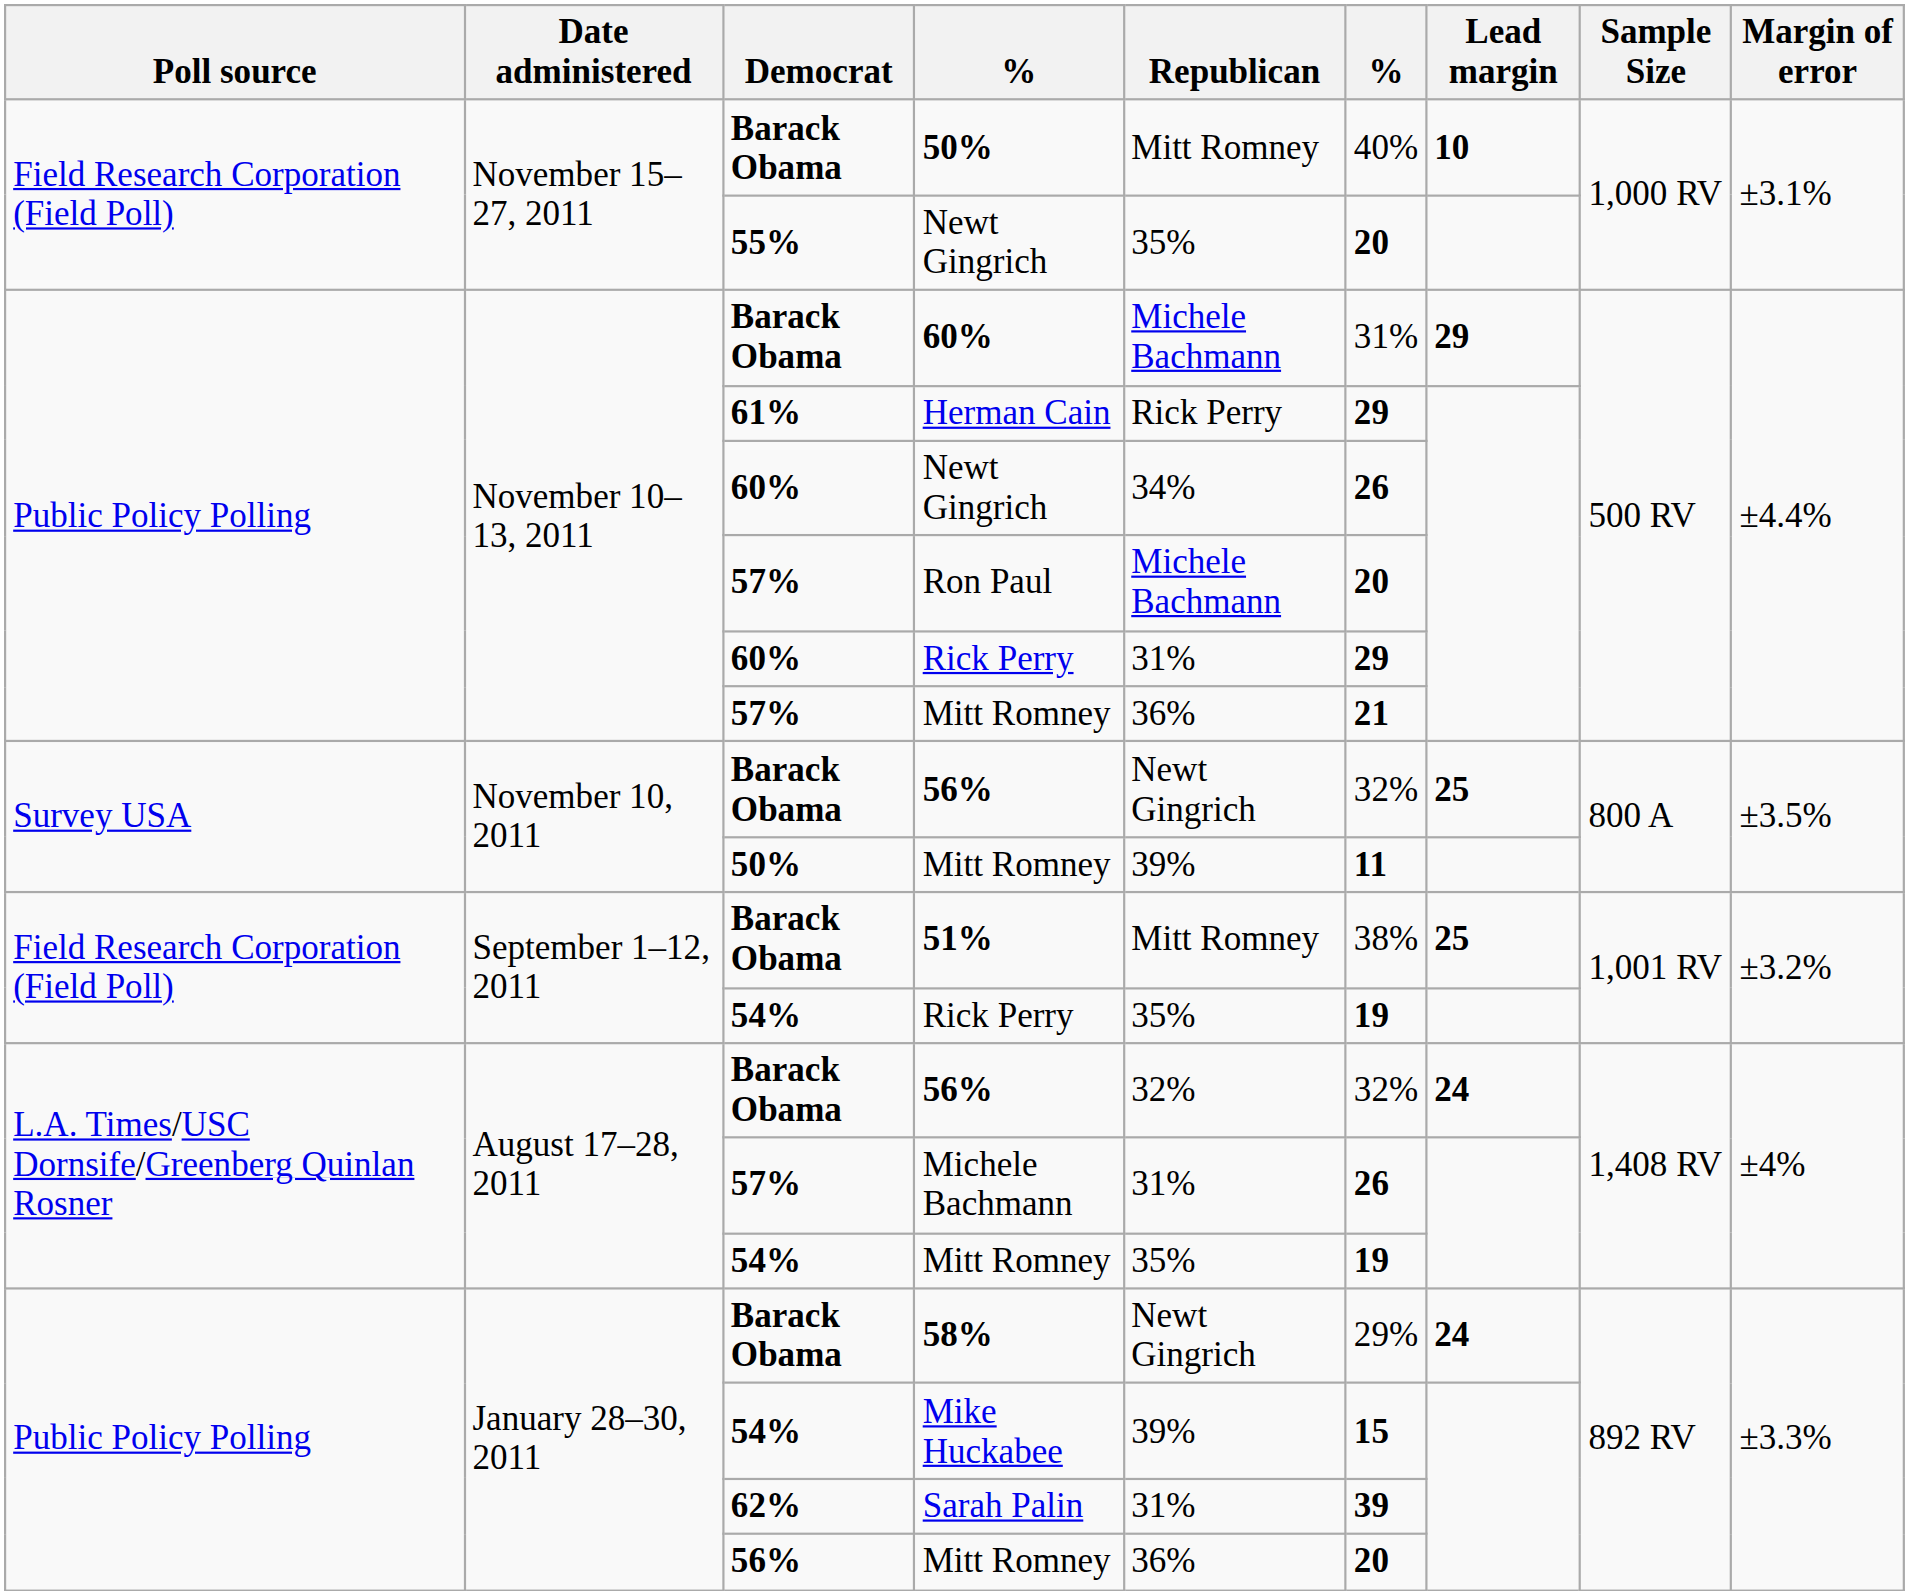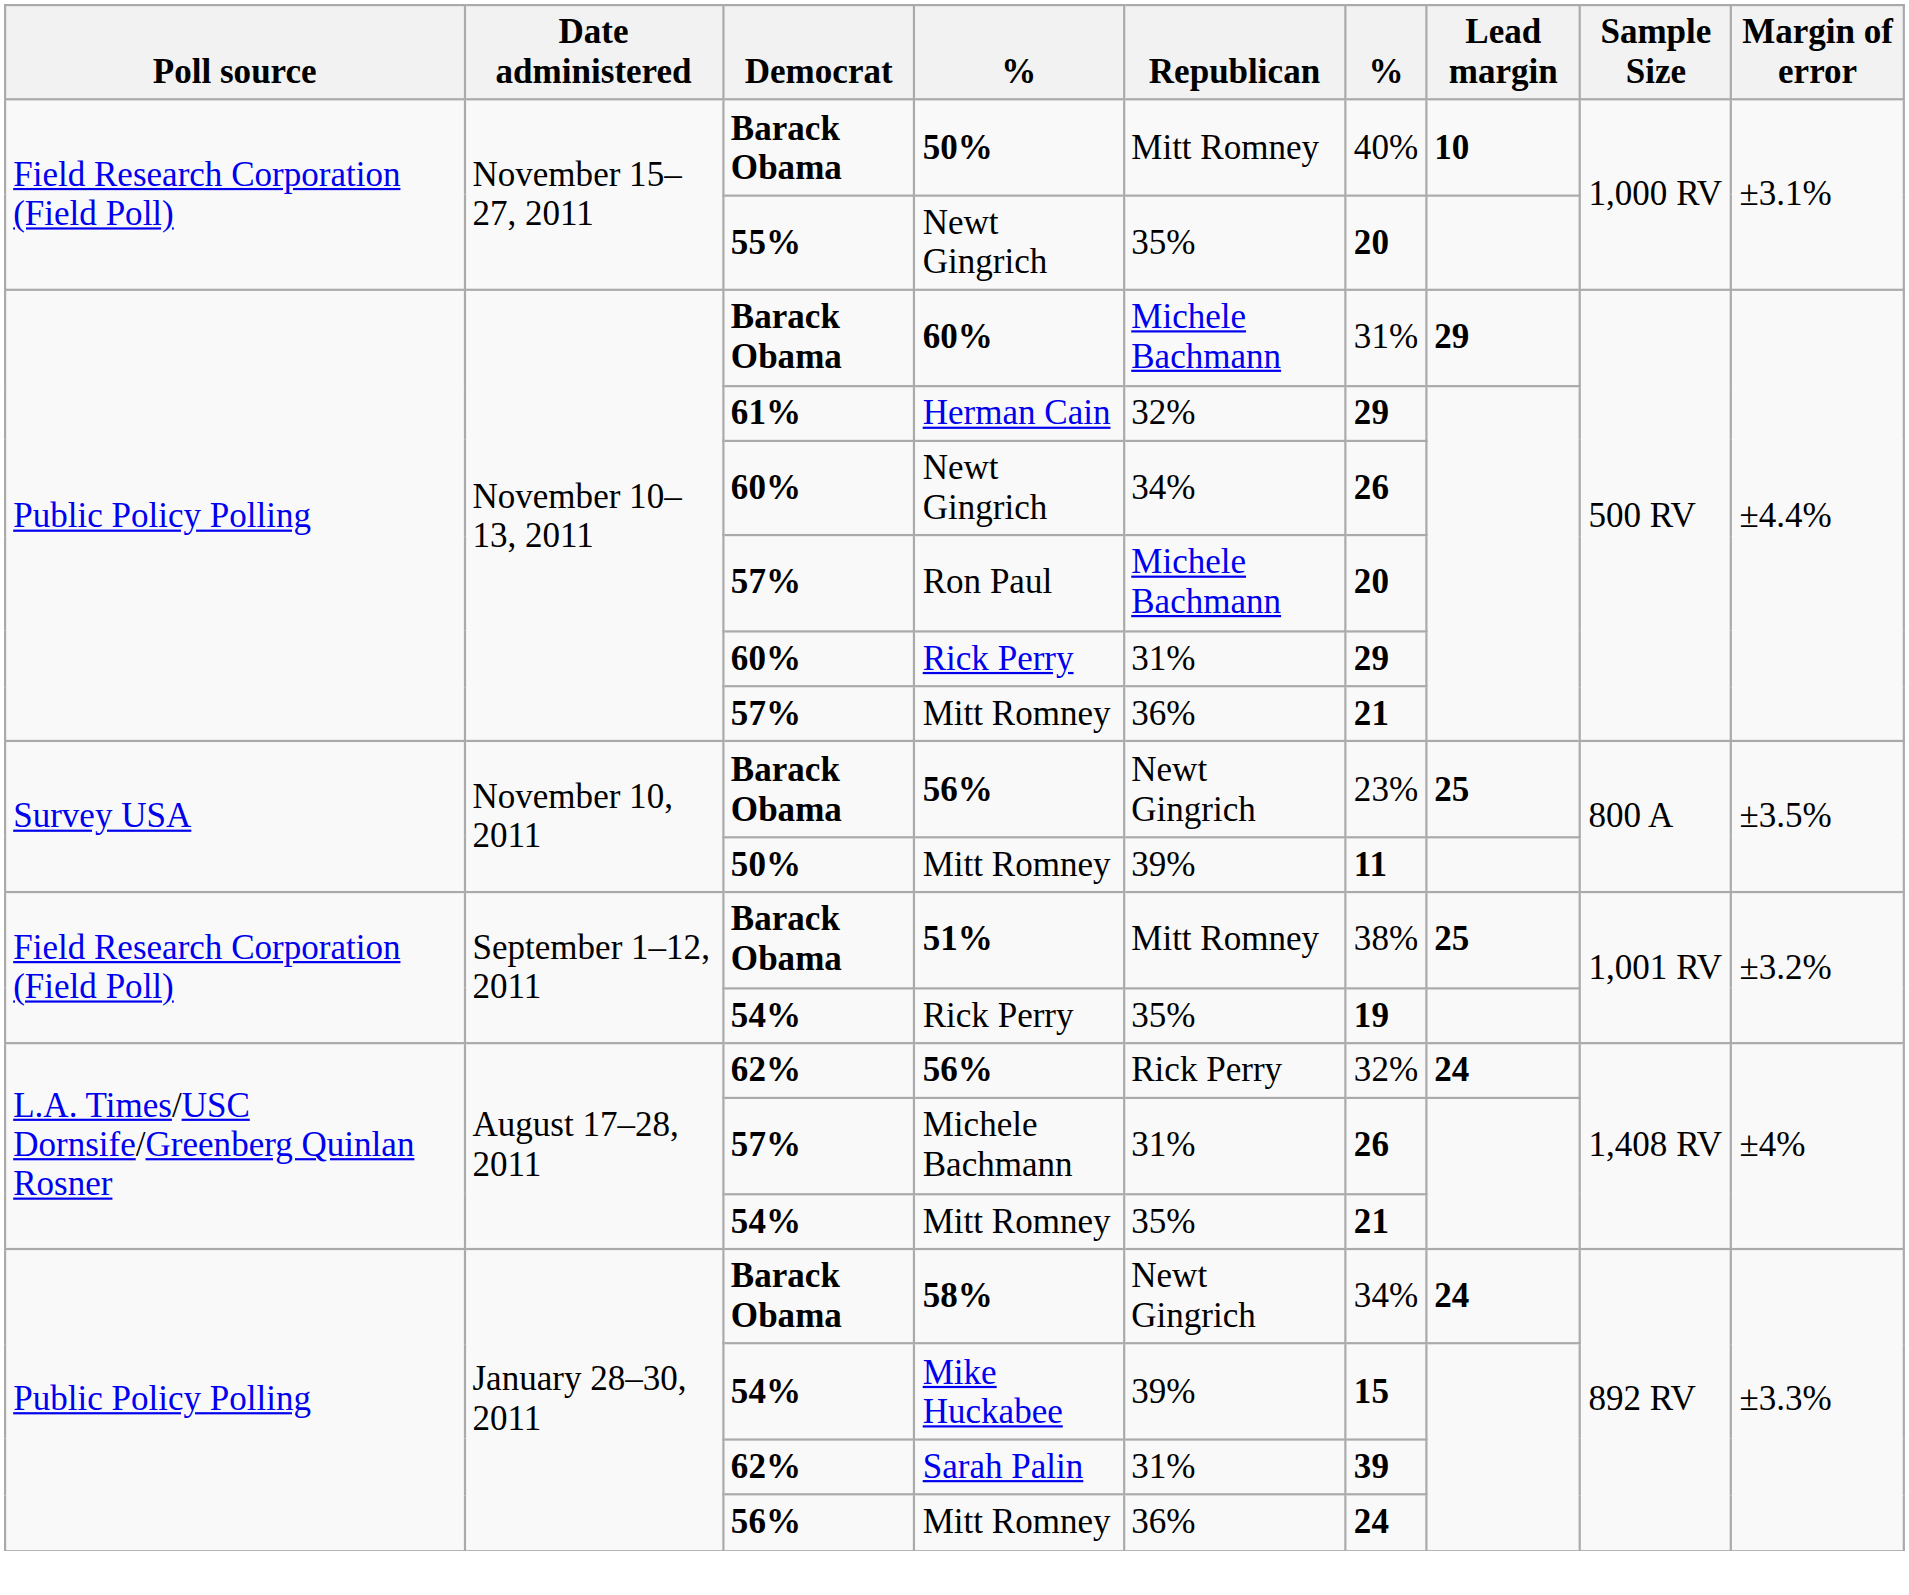(1207, 412) Rick Perry -> (1163, 412) 32%
(1386, 788) 32% -> (1386, 788) 23%
(786, 1089) Barack Obama -> (766, 1070) 62%
(1163, 1089) 32% -> (1207, 1070) Rick Perry
(1371, 1260) 19 -> (1371, 1220) 21
(1386, 1335) 29% -> (1386, 1295) 34%
(1371, 1561) 20 -> (1371, 1521) 24
